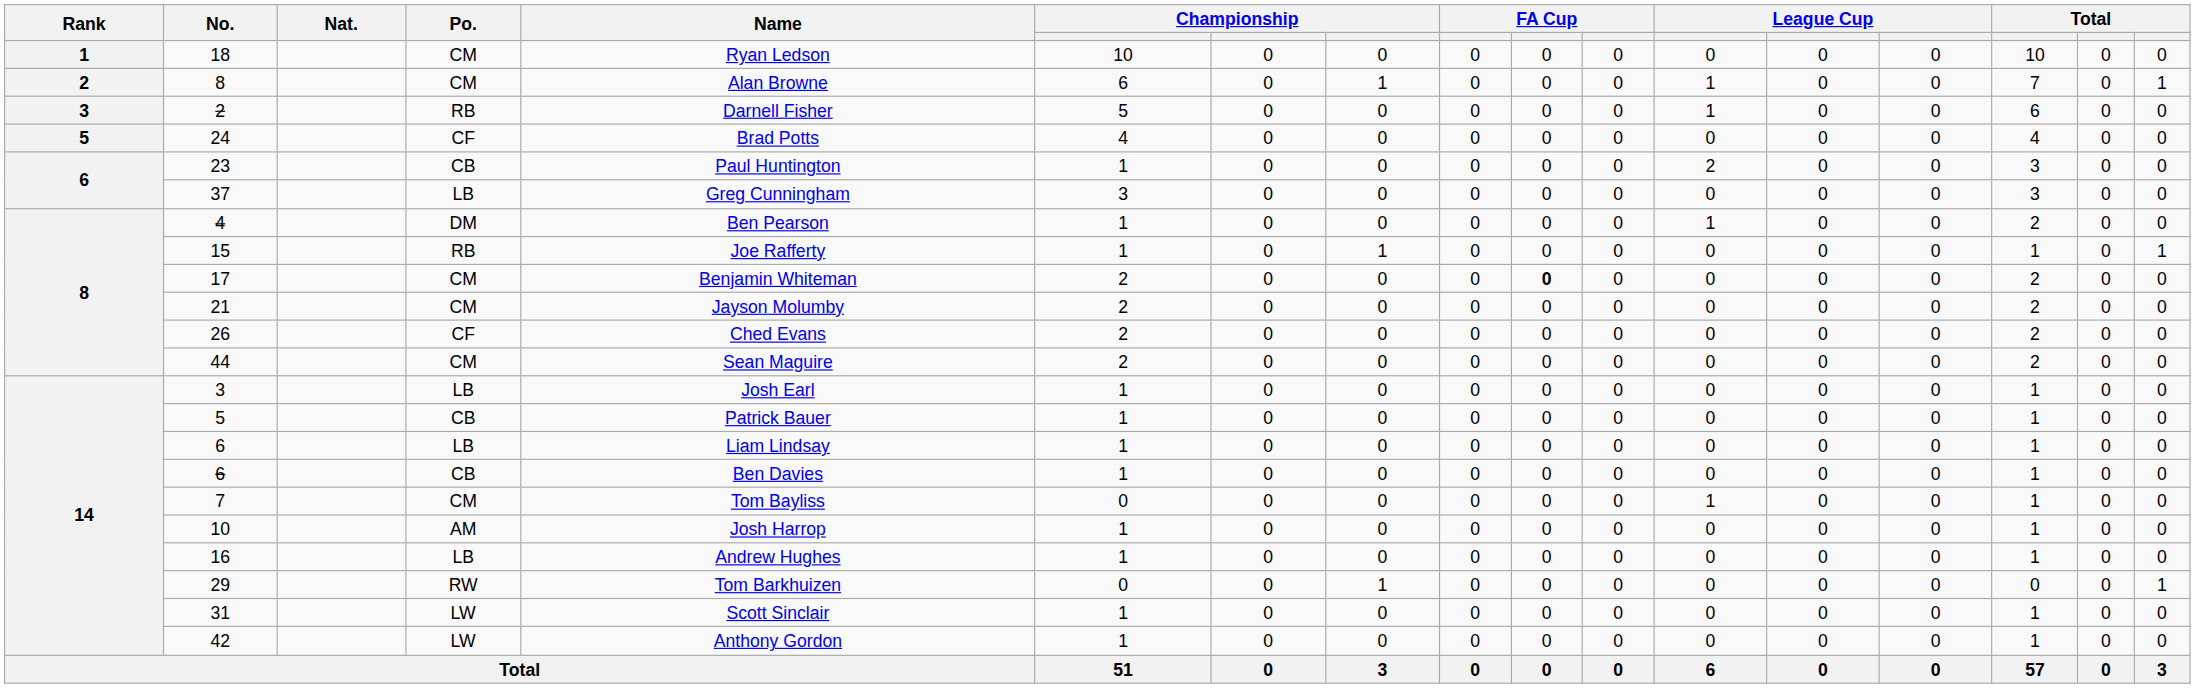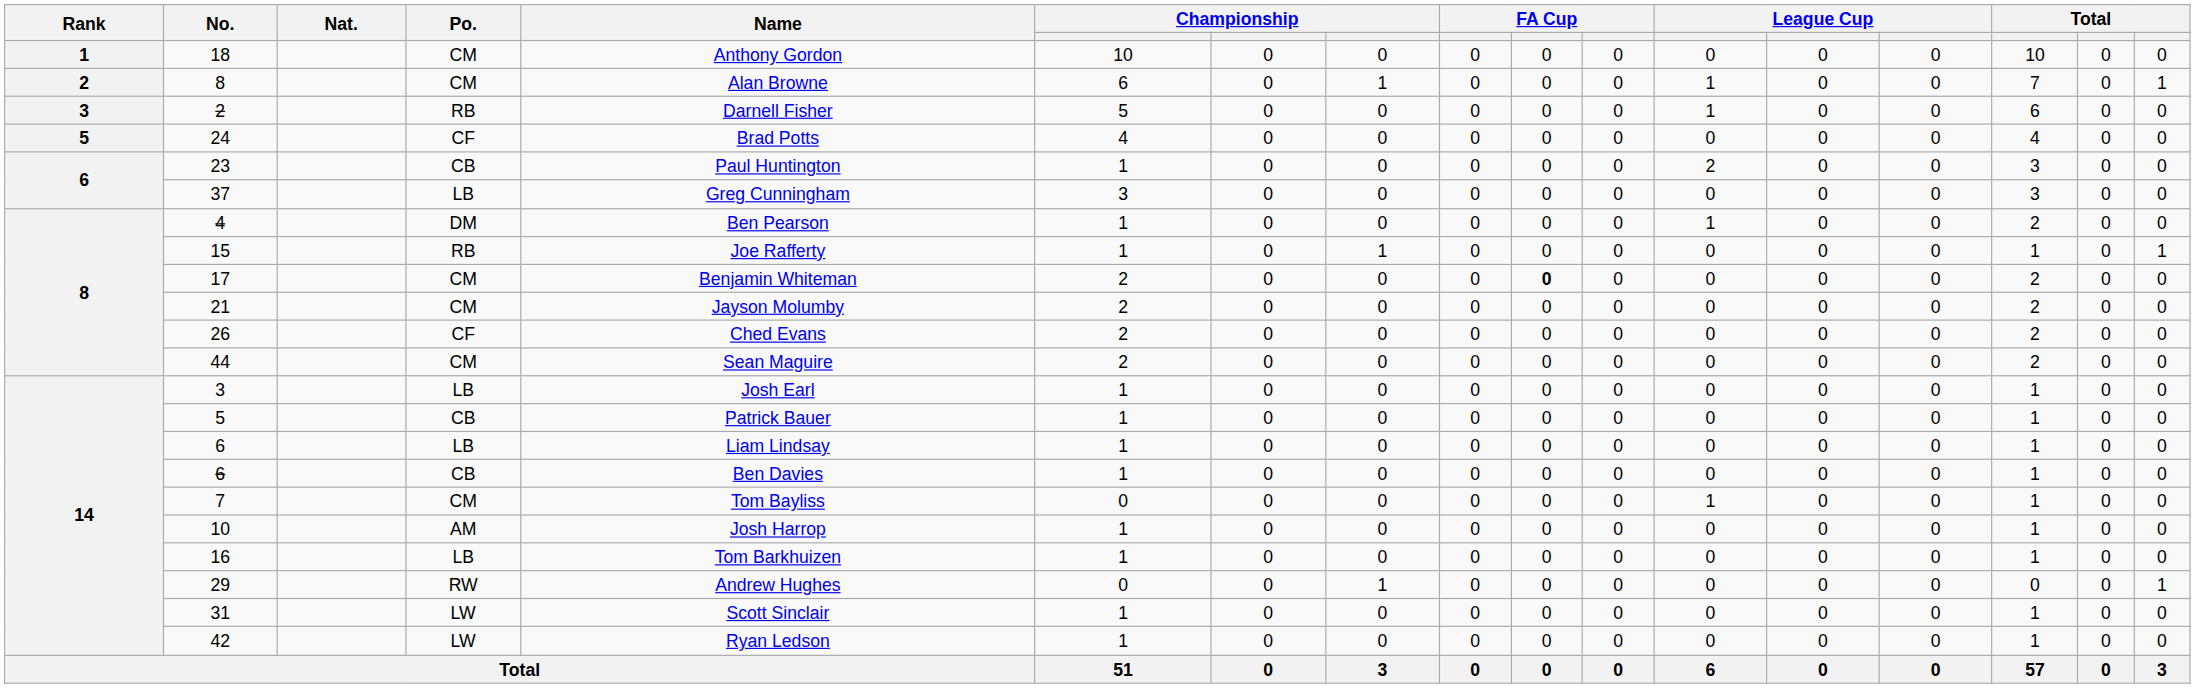(778, 55) Ryan Ledson -> (778, 55) Anthony Gordon
(778, 557) Andrew Hughes -> (778, 557) Tom Barkhuizen
(778, 585) Tom Barkhuizen -> (778, 585) Andrew Hughes
(778, 641) Anthony Gordon -> (778, 641) Ryan Ledson
